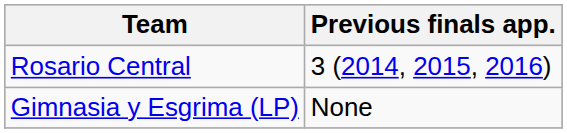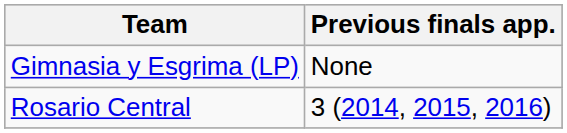rows swapped: (101, 66) <-> (155, 107)
